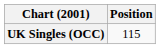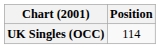(131, 33) 115 -> (131, 33) 114
